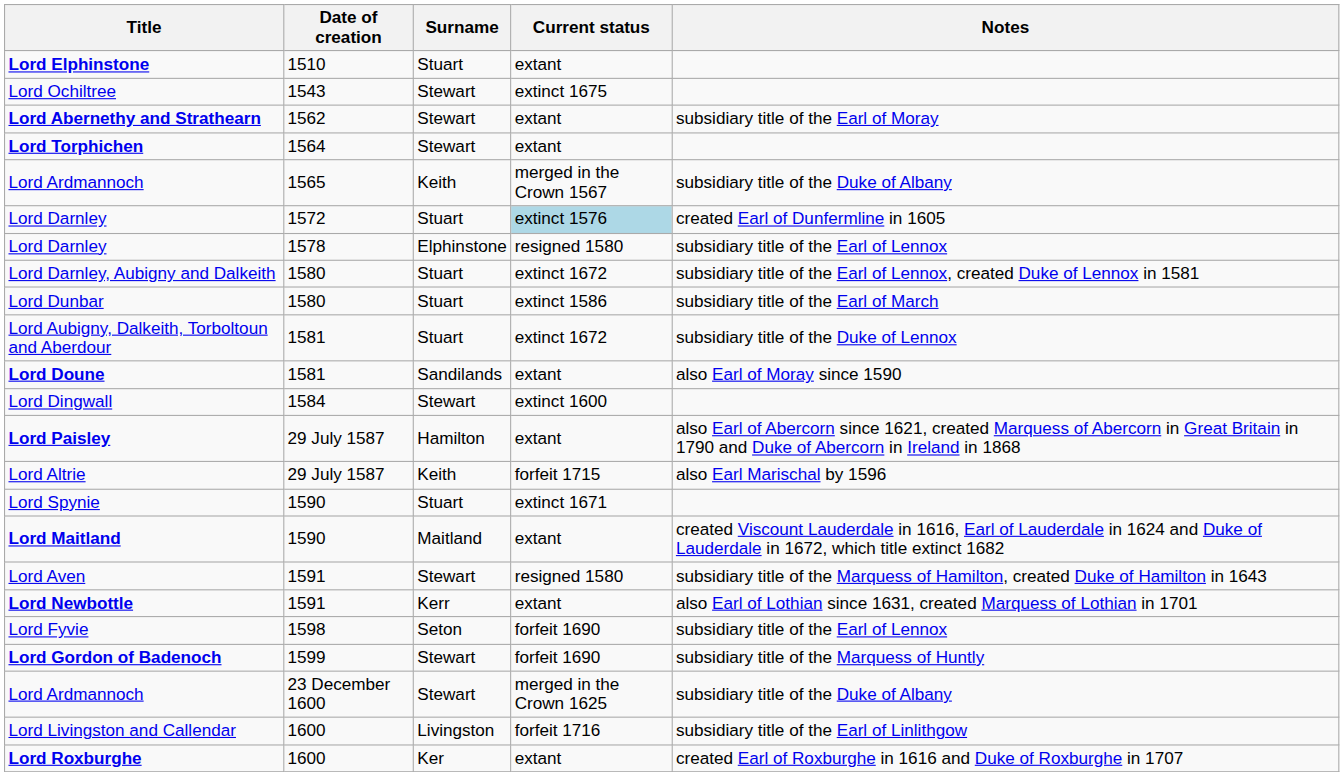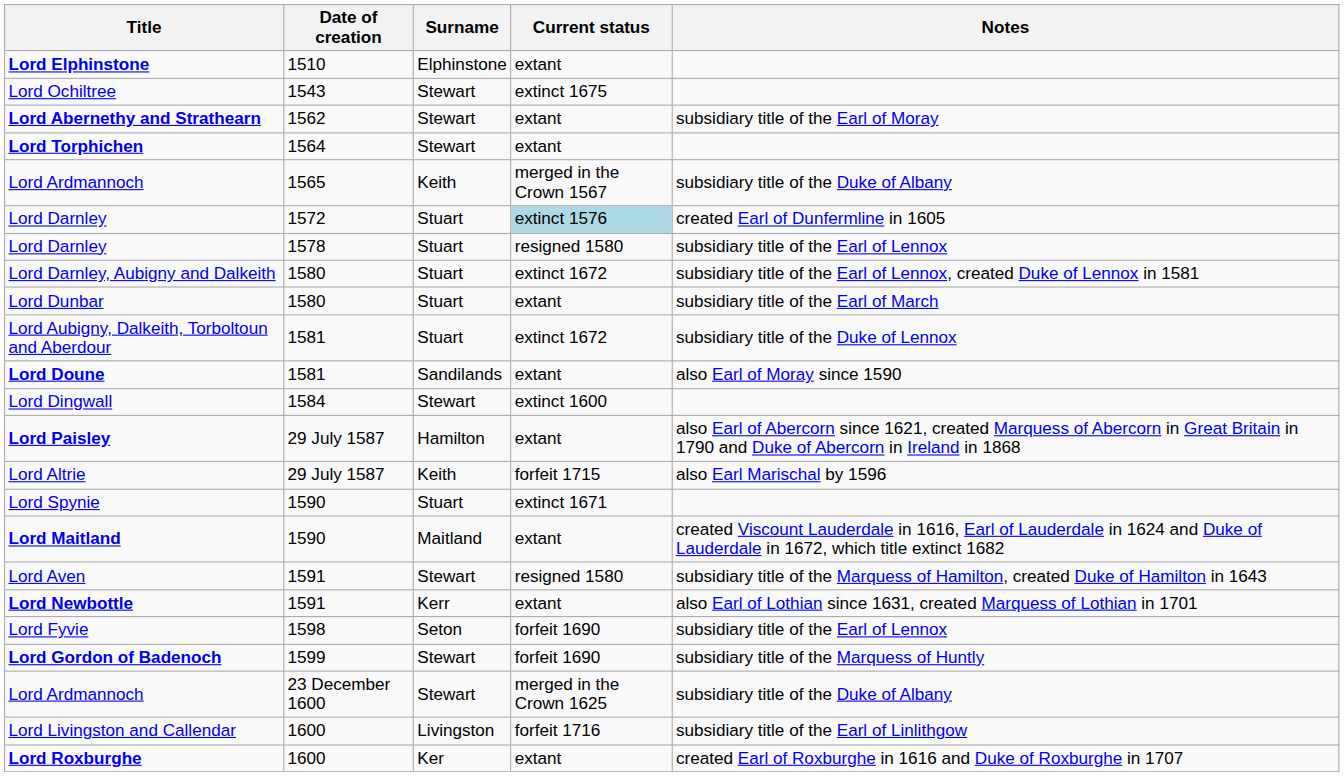(440, 64) Stuart -> (462, 64) Elphinstone
(462, 246) Elphinstone -> (440, 246) Stuart
(561, 300) extinct 1586 -> (538, 300) extant
